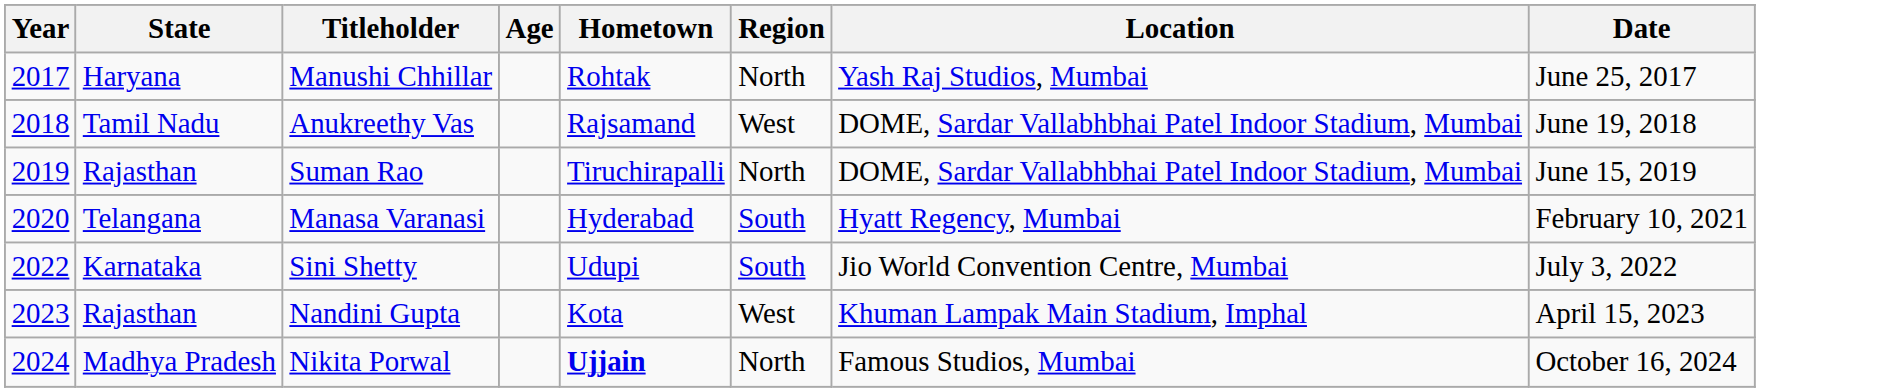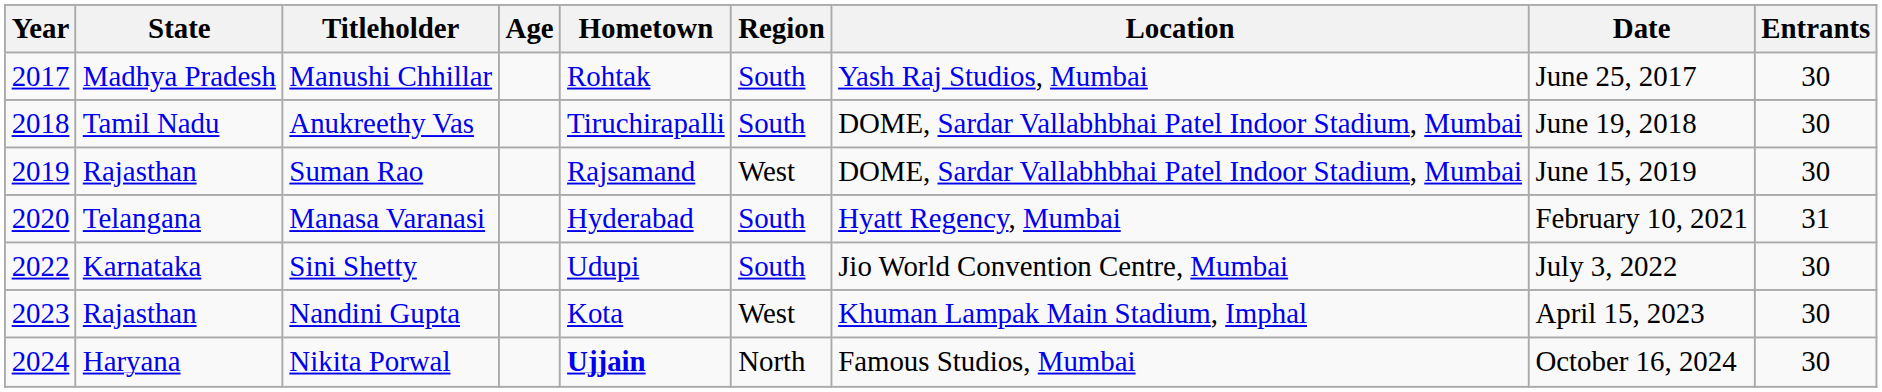+ column: (1816, 28)
(132, 76) Haryana -> (179, 76) Madhya Pradesh
(772, 76) North -> (772, 76) South
(631, 123) Rajsamand -> (646, 123) Tiruchirapalli
(767, 123) West -> (772, 123) South
(646, 171) Tiruchirapalli -> (631, 171) Rajsamand
(772, 171) North -> (767, 171) West
(179, 361) Madhya Pradesh -> (132, 361) Haryana
